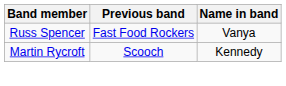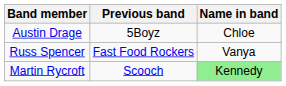+ row: (47, 33)
(239, 52) no background -> (239, 71) lightgreen background
